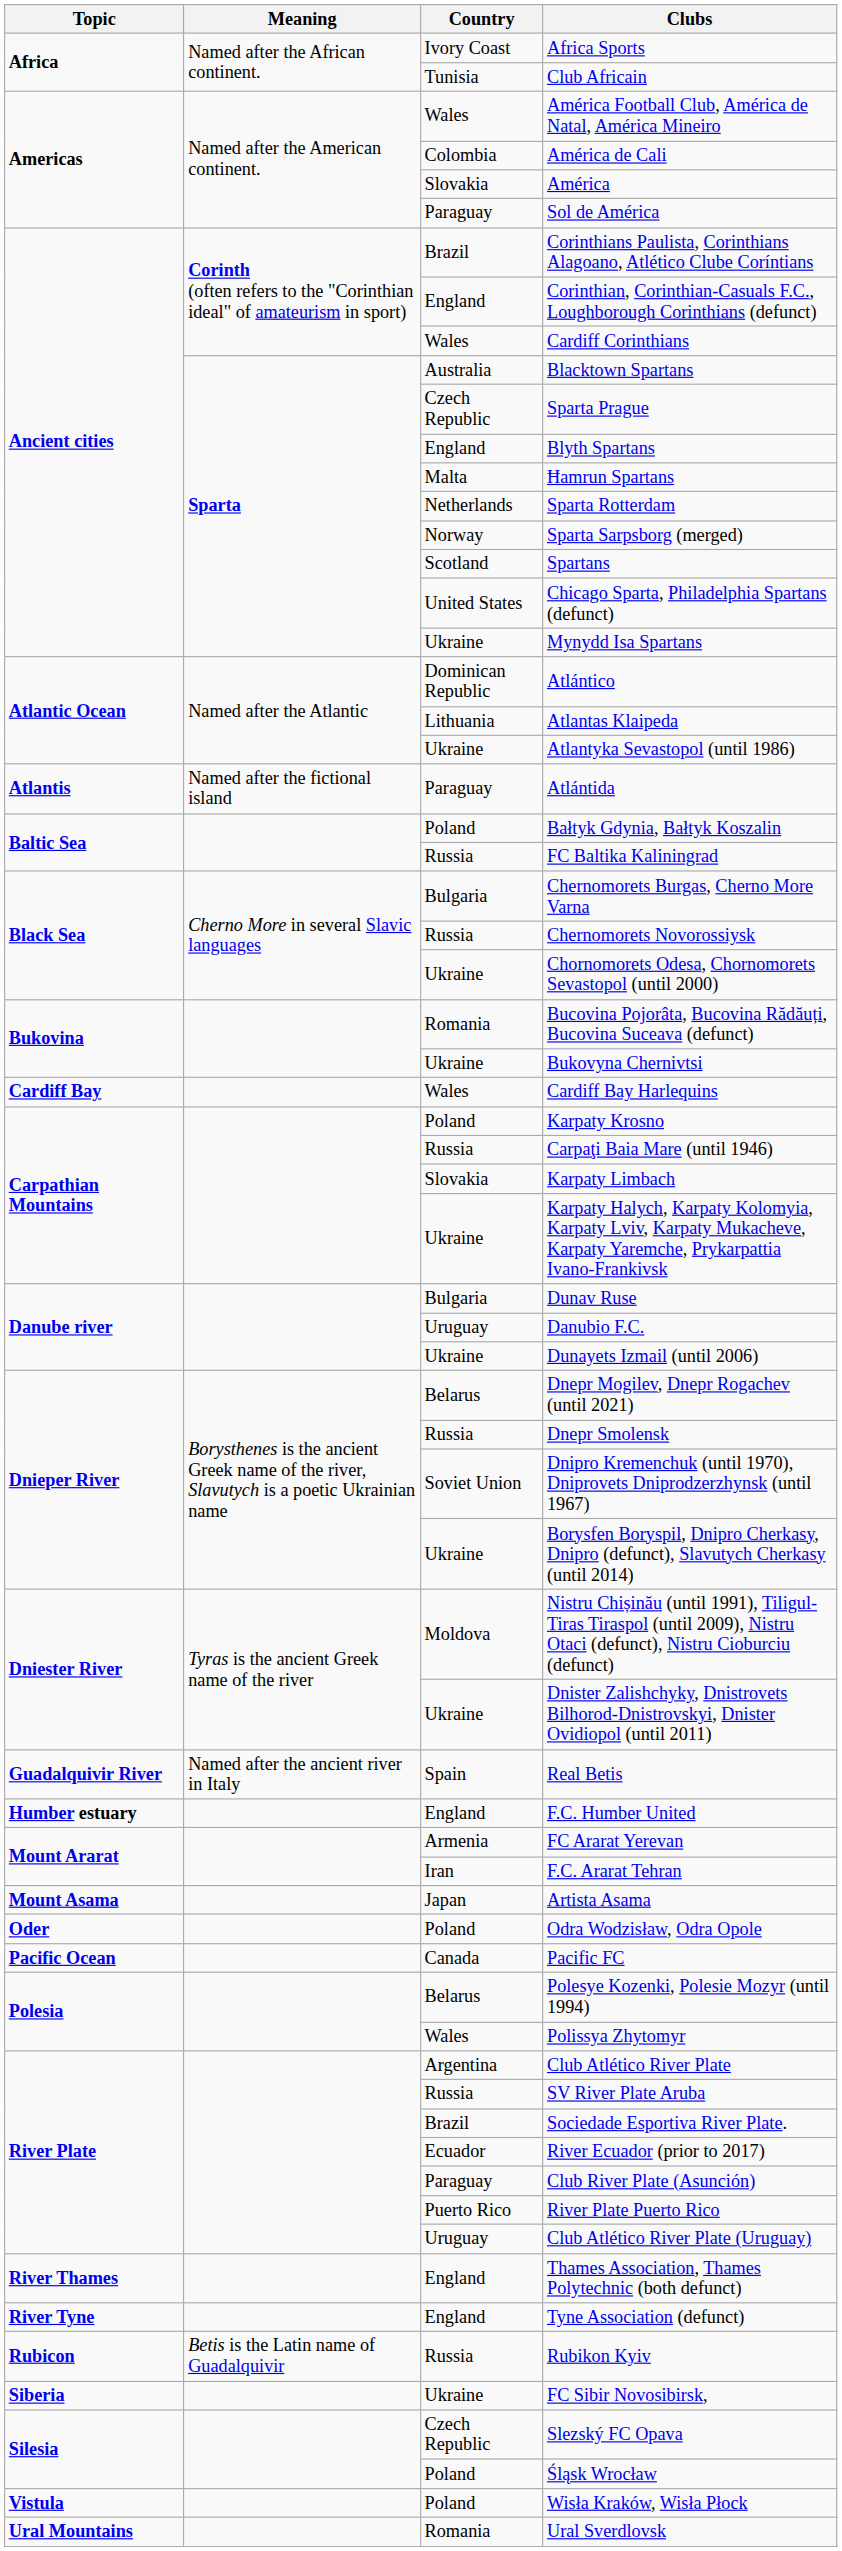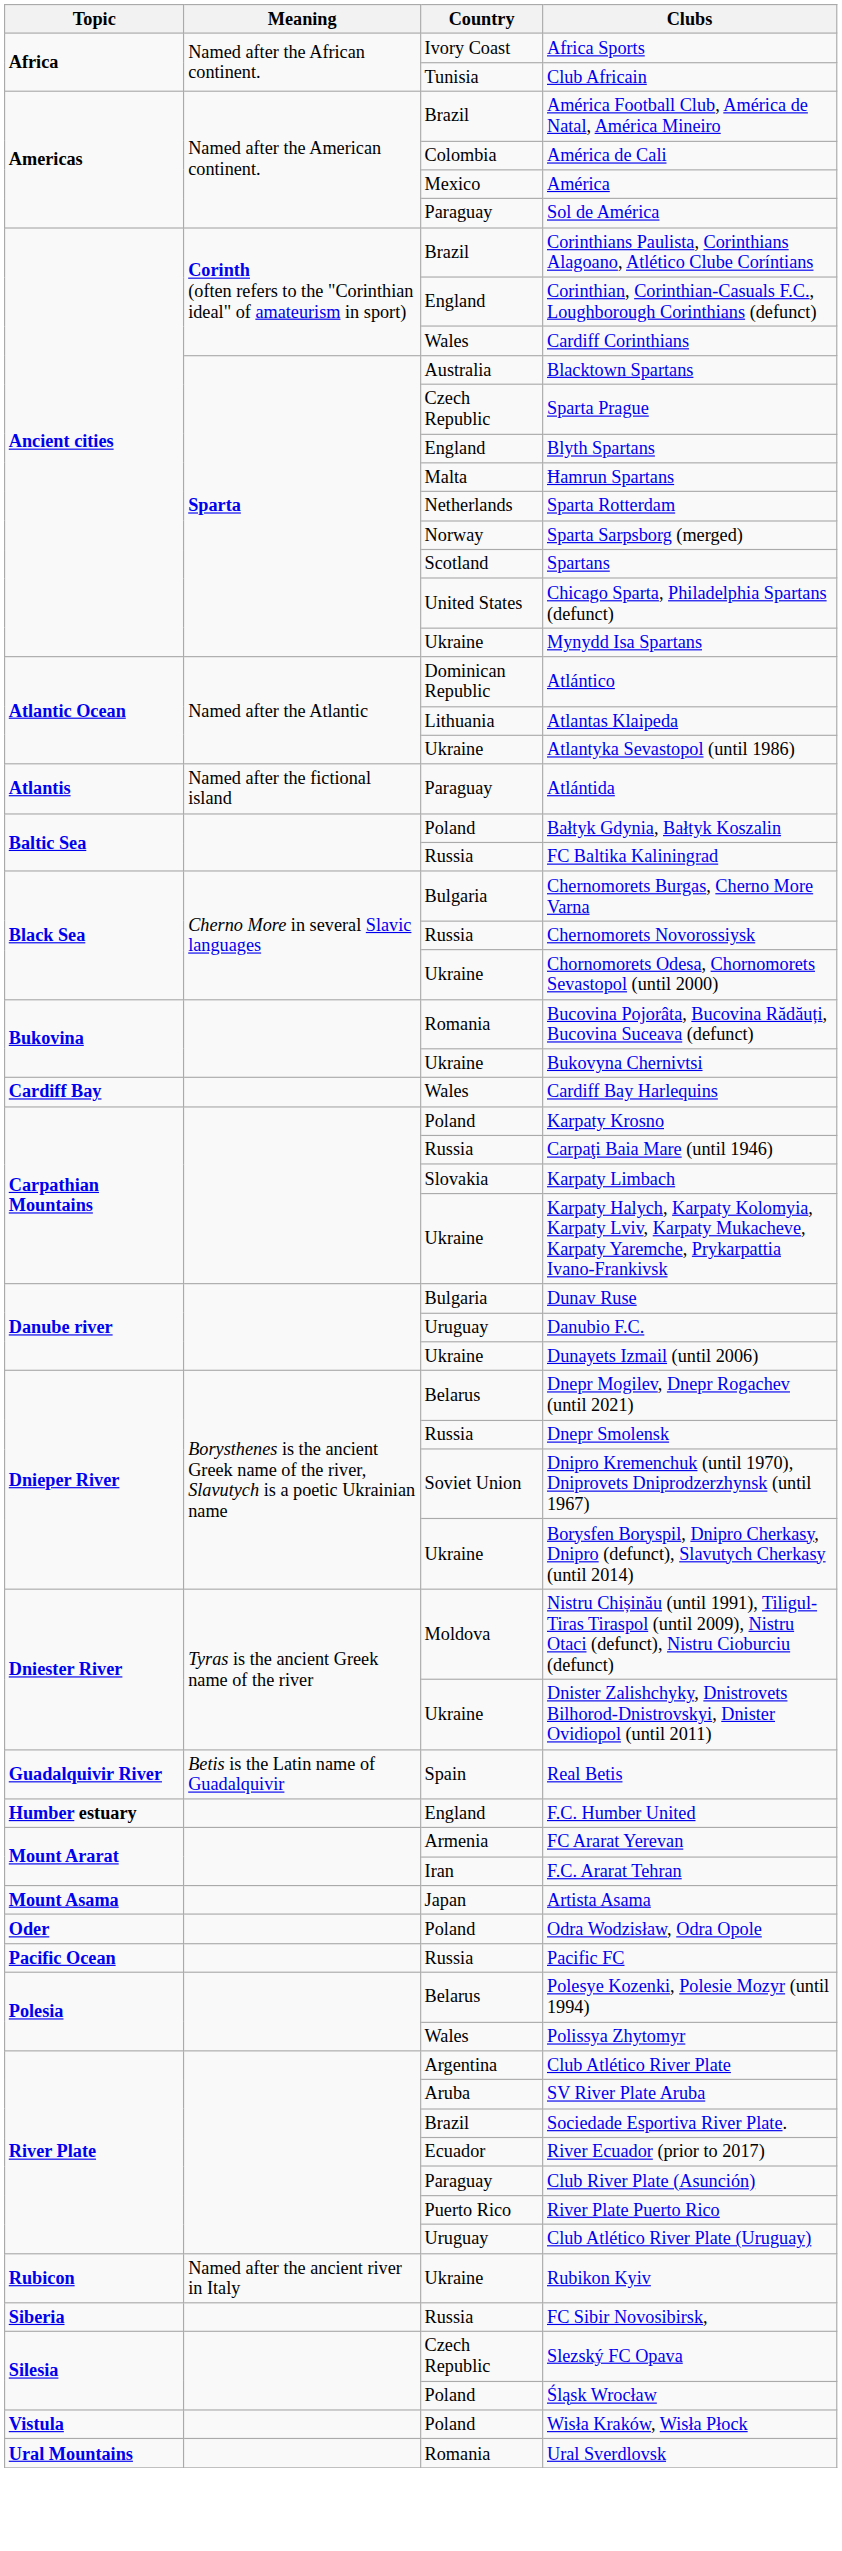(447, 116) Wales -> (447, 116) Brazil
(457, 184) Slovakia -> (452, 184) Mexico
(295, 1773) Named after the ancient river in Italy -> (282, 1773) Betis is the Latin name of Guadalquivir
(452, 1957) Canada -> (449, 1957) Russia
(449, 2094) Russia -> (447, 2094) Aruba
- row: (654, 2277)
- row: (646, 2317)
(282, 2356) Betis is the Latin name of Guadalquivir -> (295, 2277) Named after the ancient river in Italy
(449, 2356) Russia -> (454, 2277) Ukraine
(454, 2395) Ukraine -> (449, 2317) Russia
